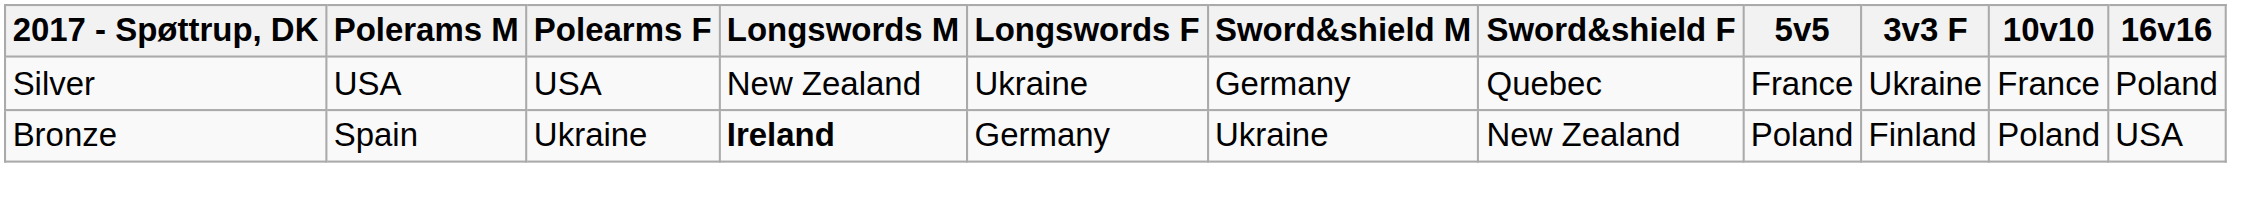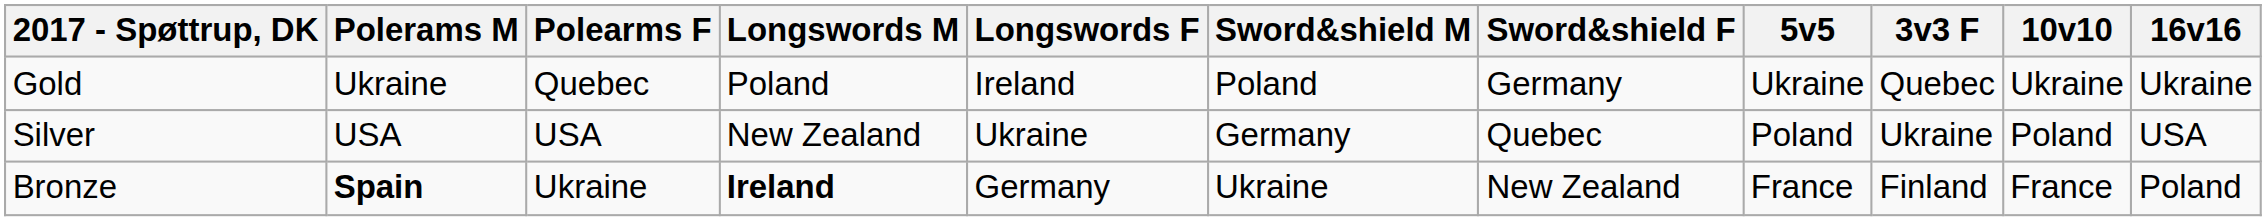+ row: (47, 82)
(1802, 82) France -> (1802, 135) Poland
(2049, 82) France -> (2062, 135) Poland
(2167, 82) Poland -> (2173, 135) USA
(376, 135) normal -> (379, 187) bold
(1802, 135) Poland -> (1802, 187) France
(2049, 135) Poland -> (2061, 187) France
(2149, 135) USA -> (2190, 187) Poland
